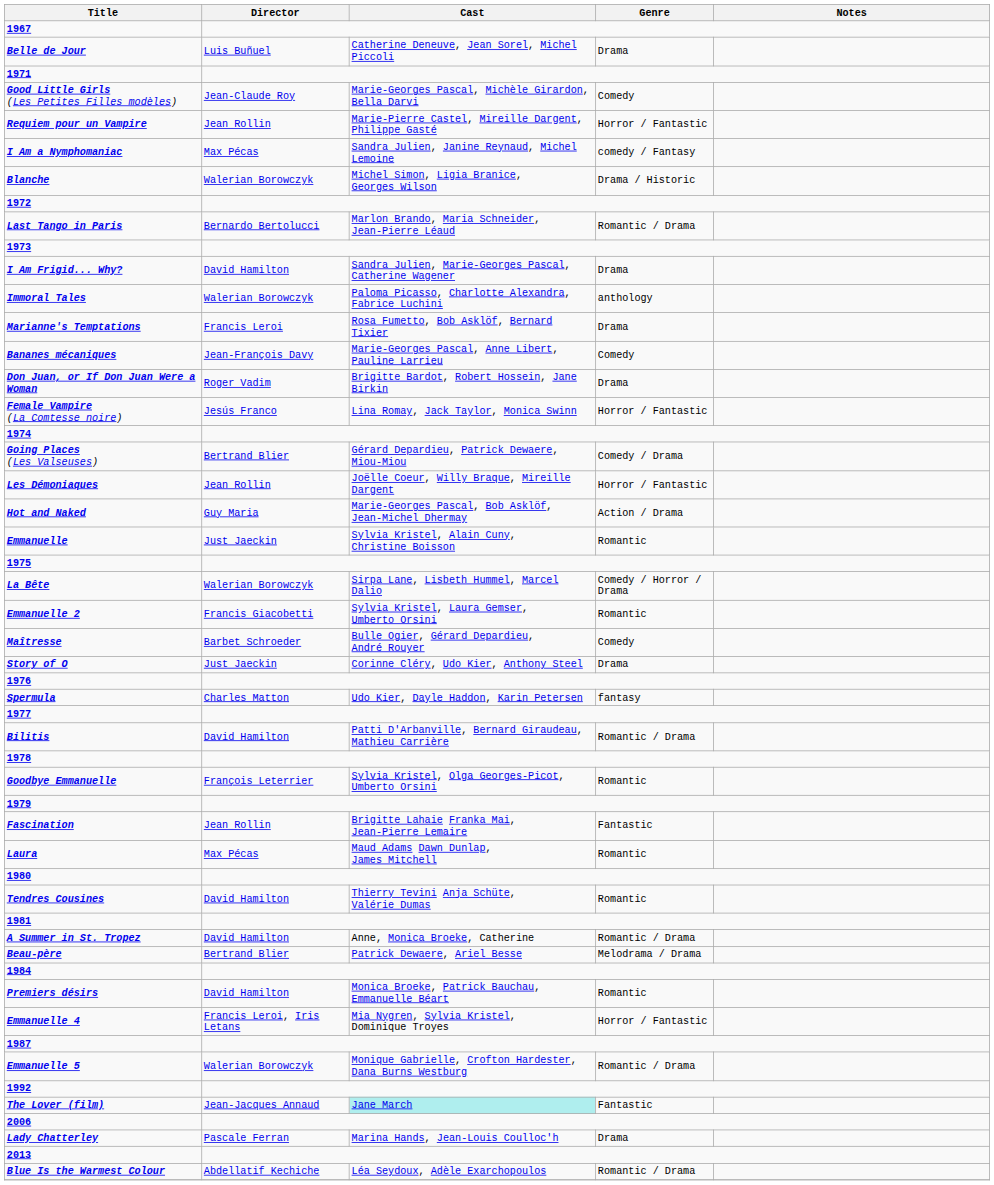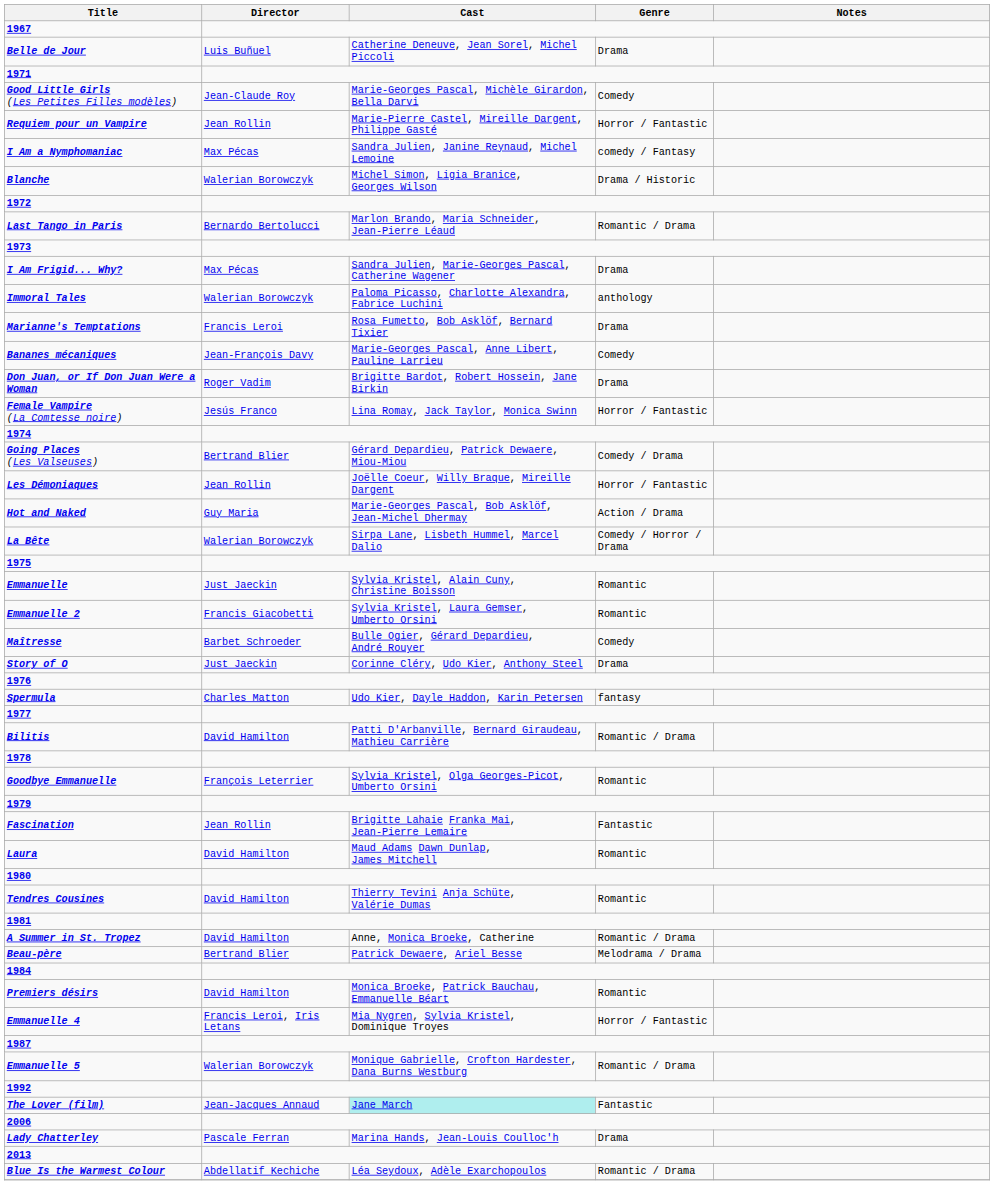(246, 270) David Hamilton -> (231, 270) Max Pécas
rows swapped: (37, 541) <-> (28, 586)
(231, 854) Max Pécas -> (246, 854) David Hamilton
